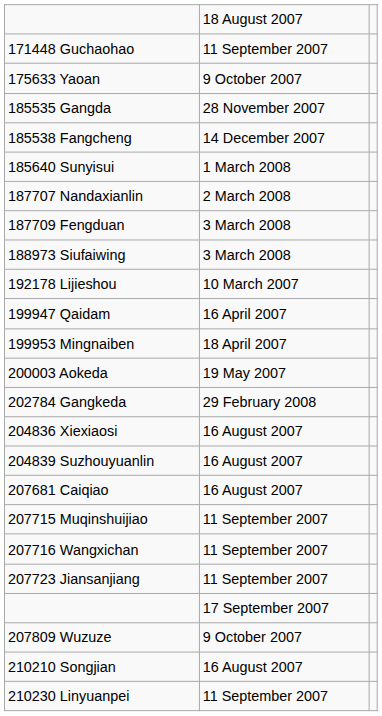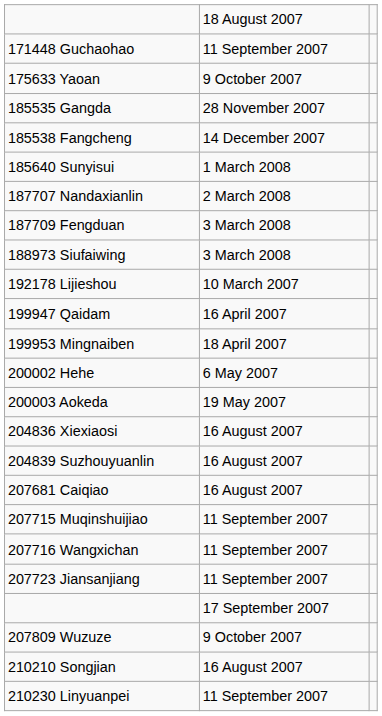+ row: (51, 373)
- row: (67, 402)
